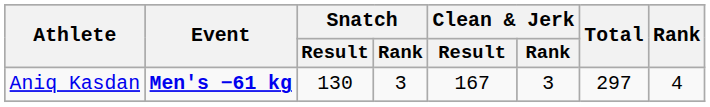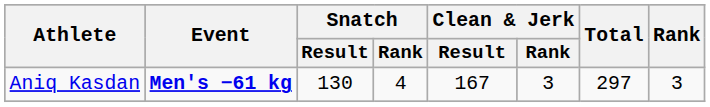(401, 84) 3 -> (401, 84) 4
(677, 84) 4 -> (677, 84) 3
